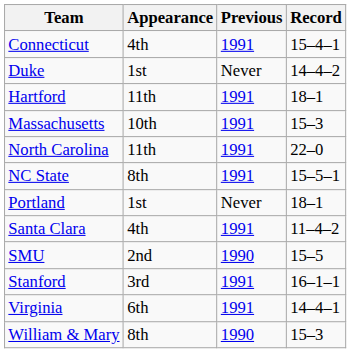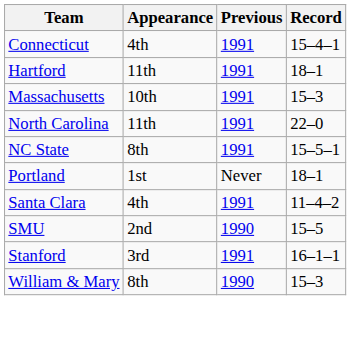- row: (26, 70)
- row: (35, 307)
